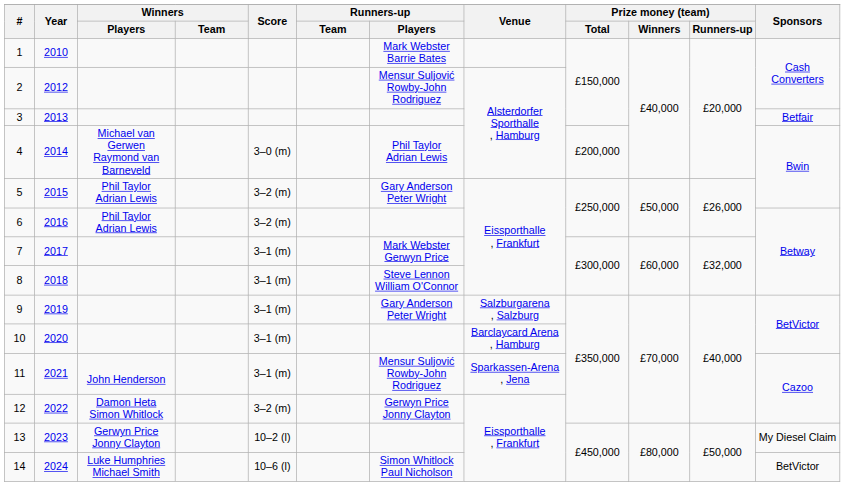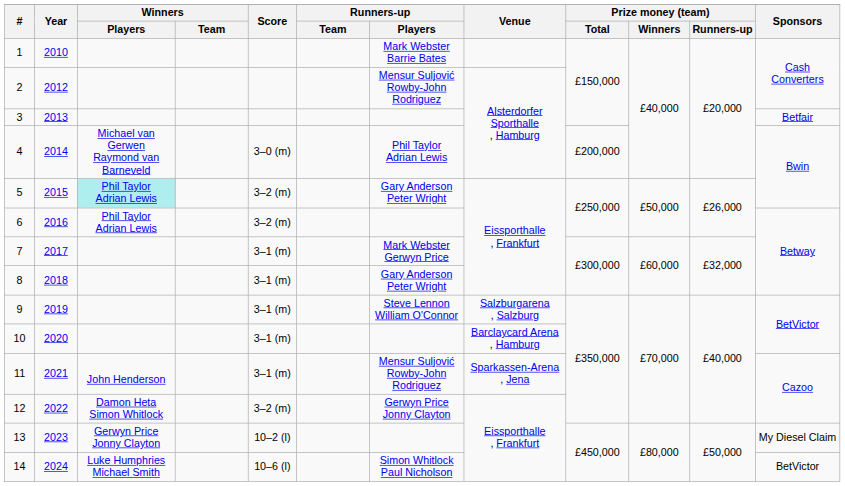(126, 193) no background -> (126, 193) paleturquoise background
(417, 280) Steve Lennon William O'Connor -> (417, 280) Gary Anderson Peter Wright
(417, 309) Gary Anderson Peter Wright -> (417, 309) Steve Lennon William O'Connor
